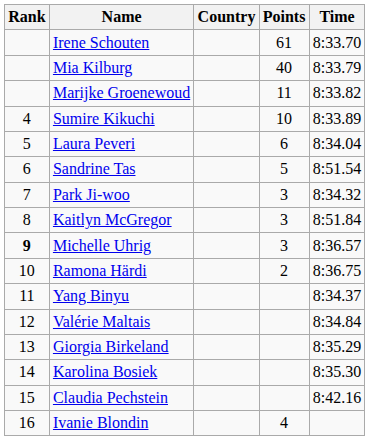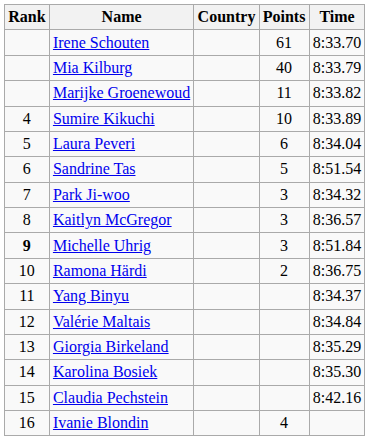(337, 220) 8:51.84 -> (337, 220) 8:36.57
(337, 245) 8:36.57 -> (337, 245) 8:51.84
